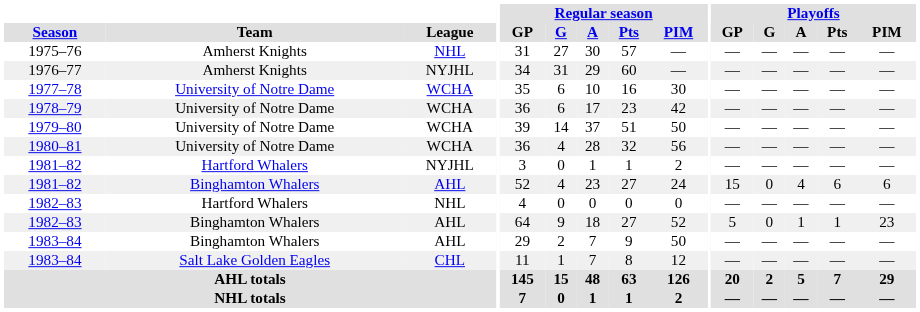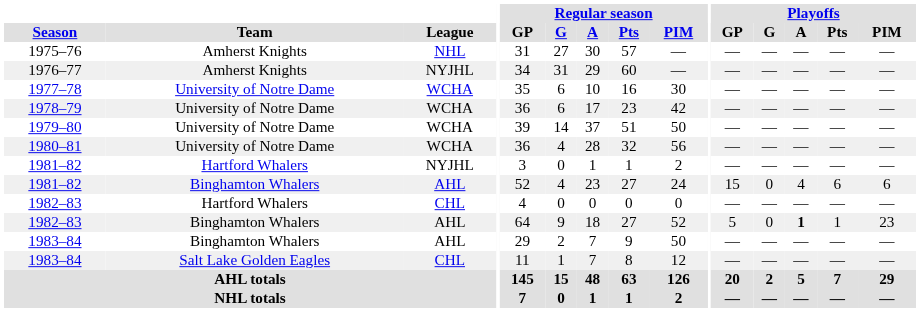(450, 203) NHL -> (450, 203) CHL
(801, 222) normal -> (801, 222) bold
